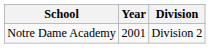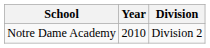(134, 33) 2001 -> (134, 33) 2010
